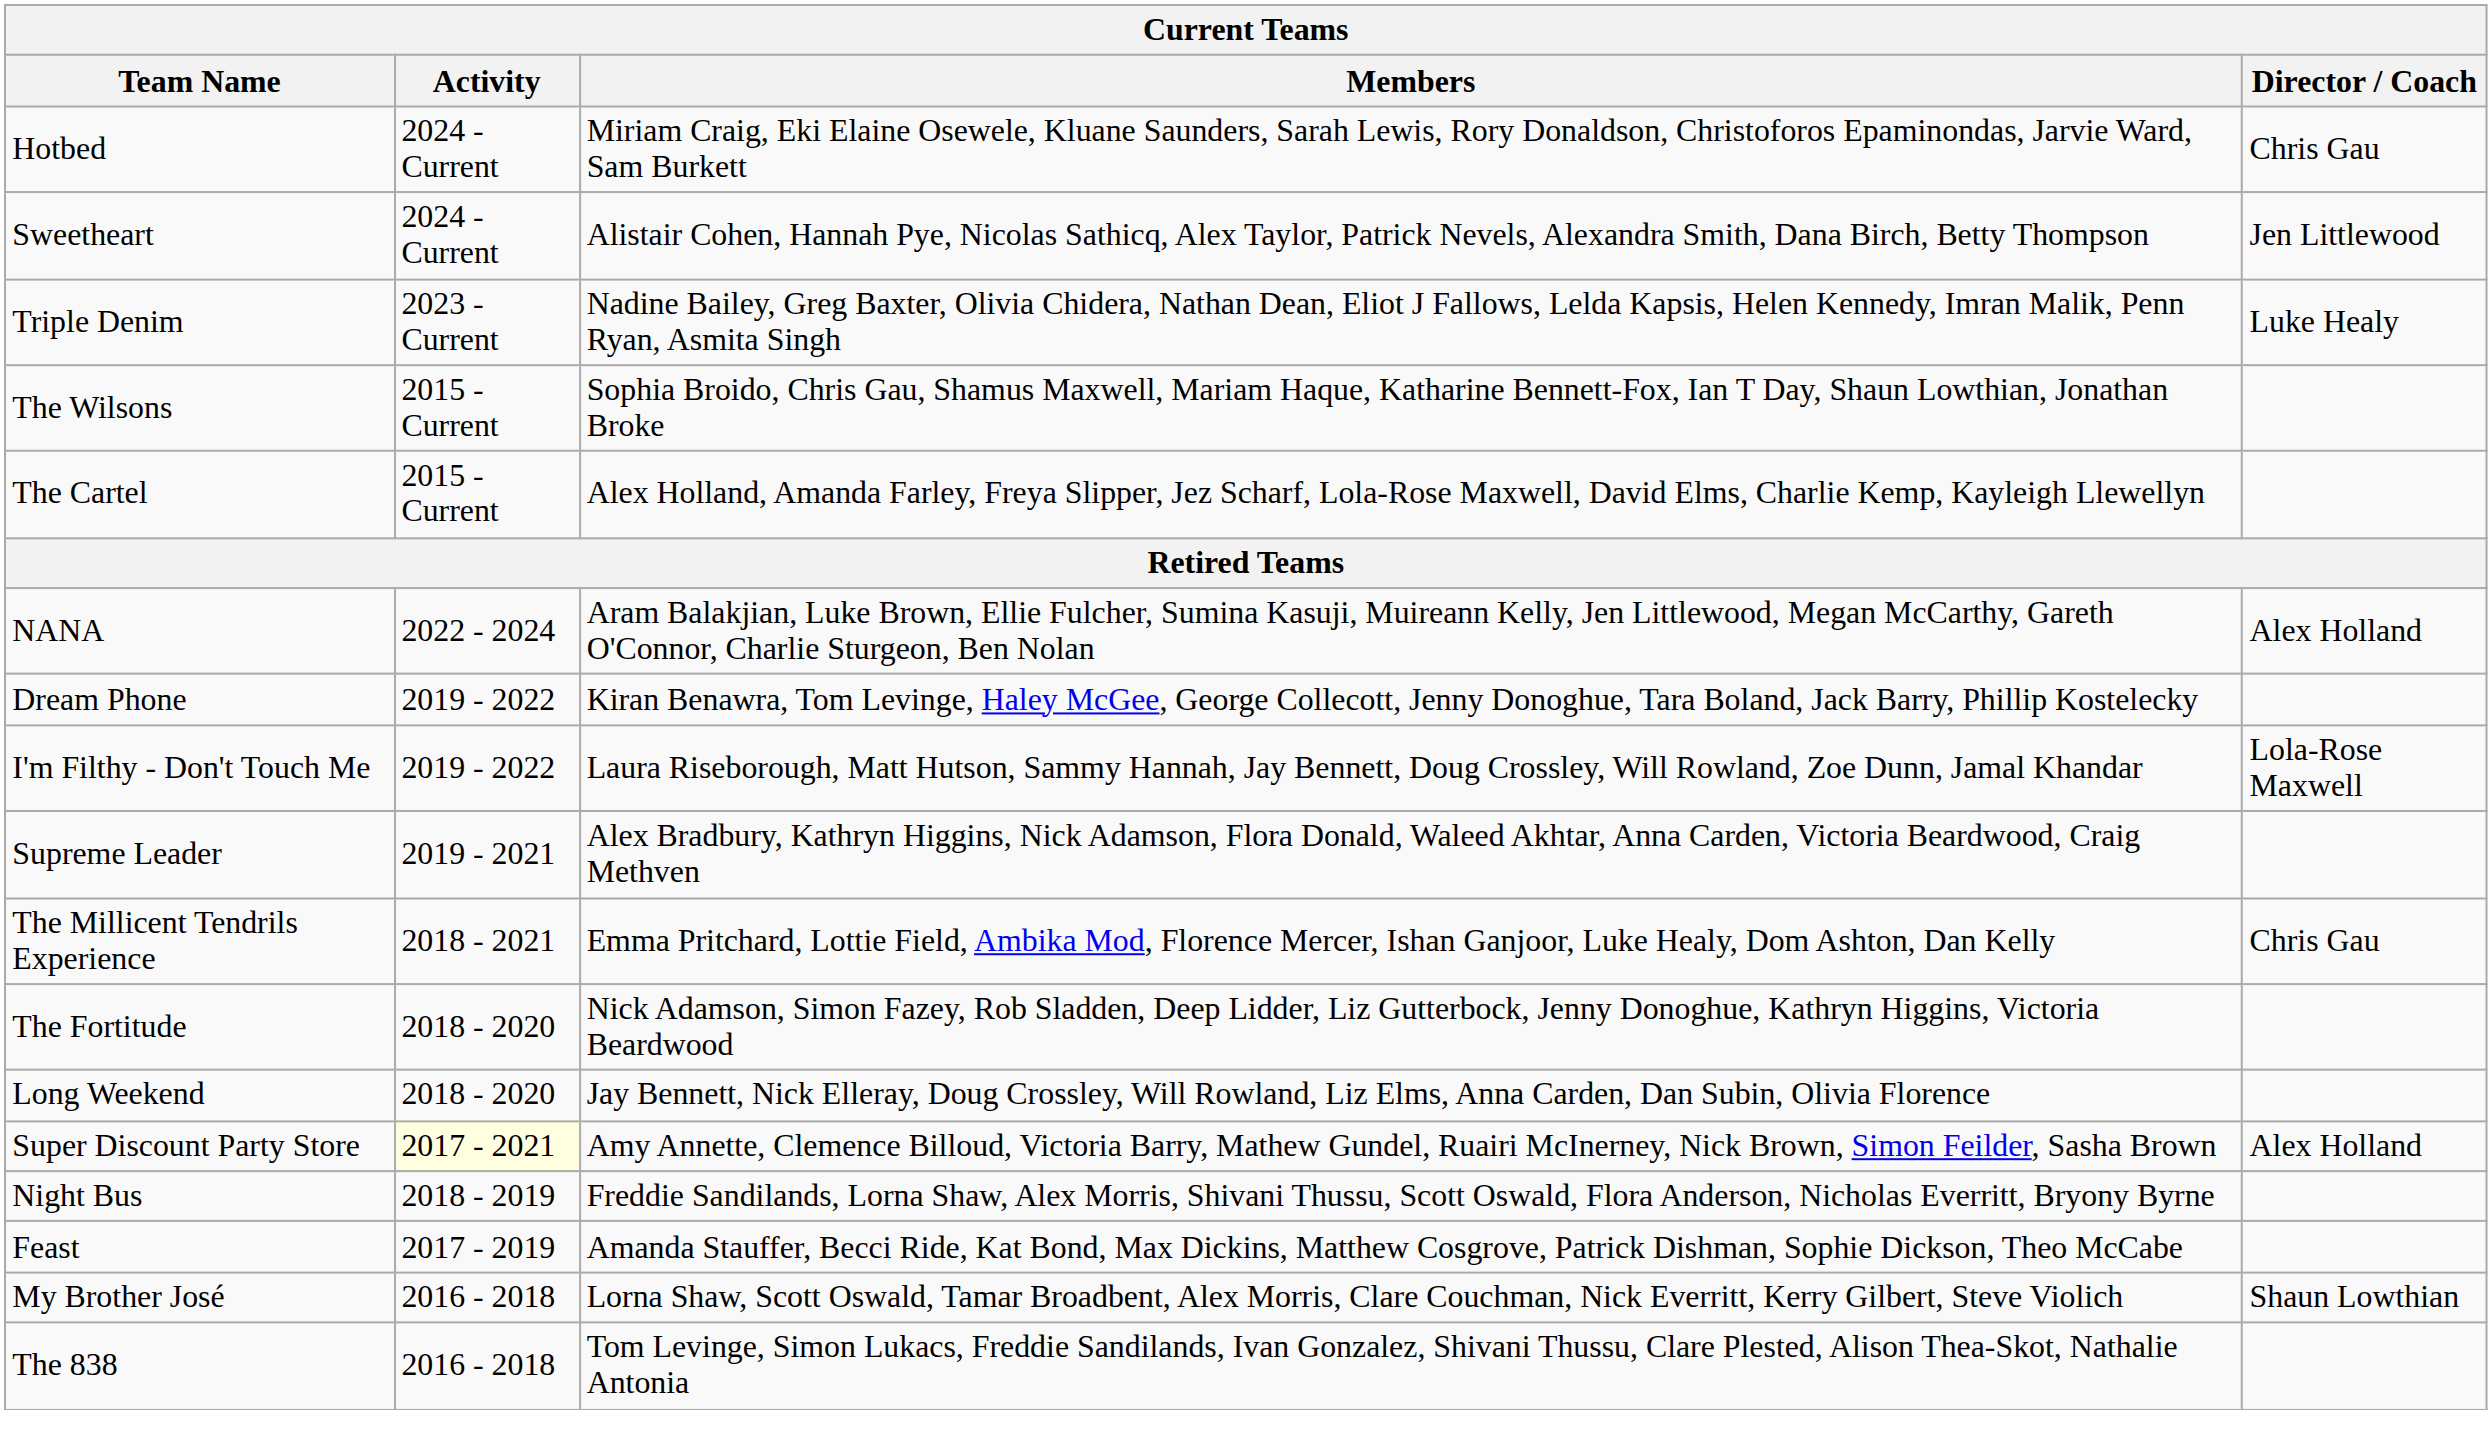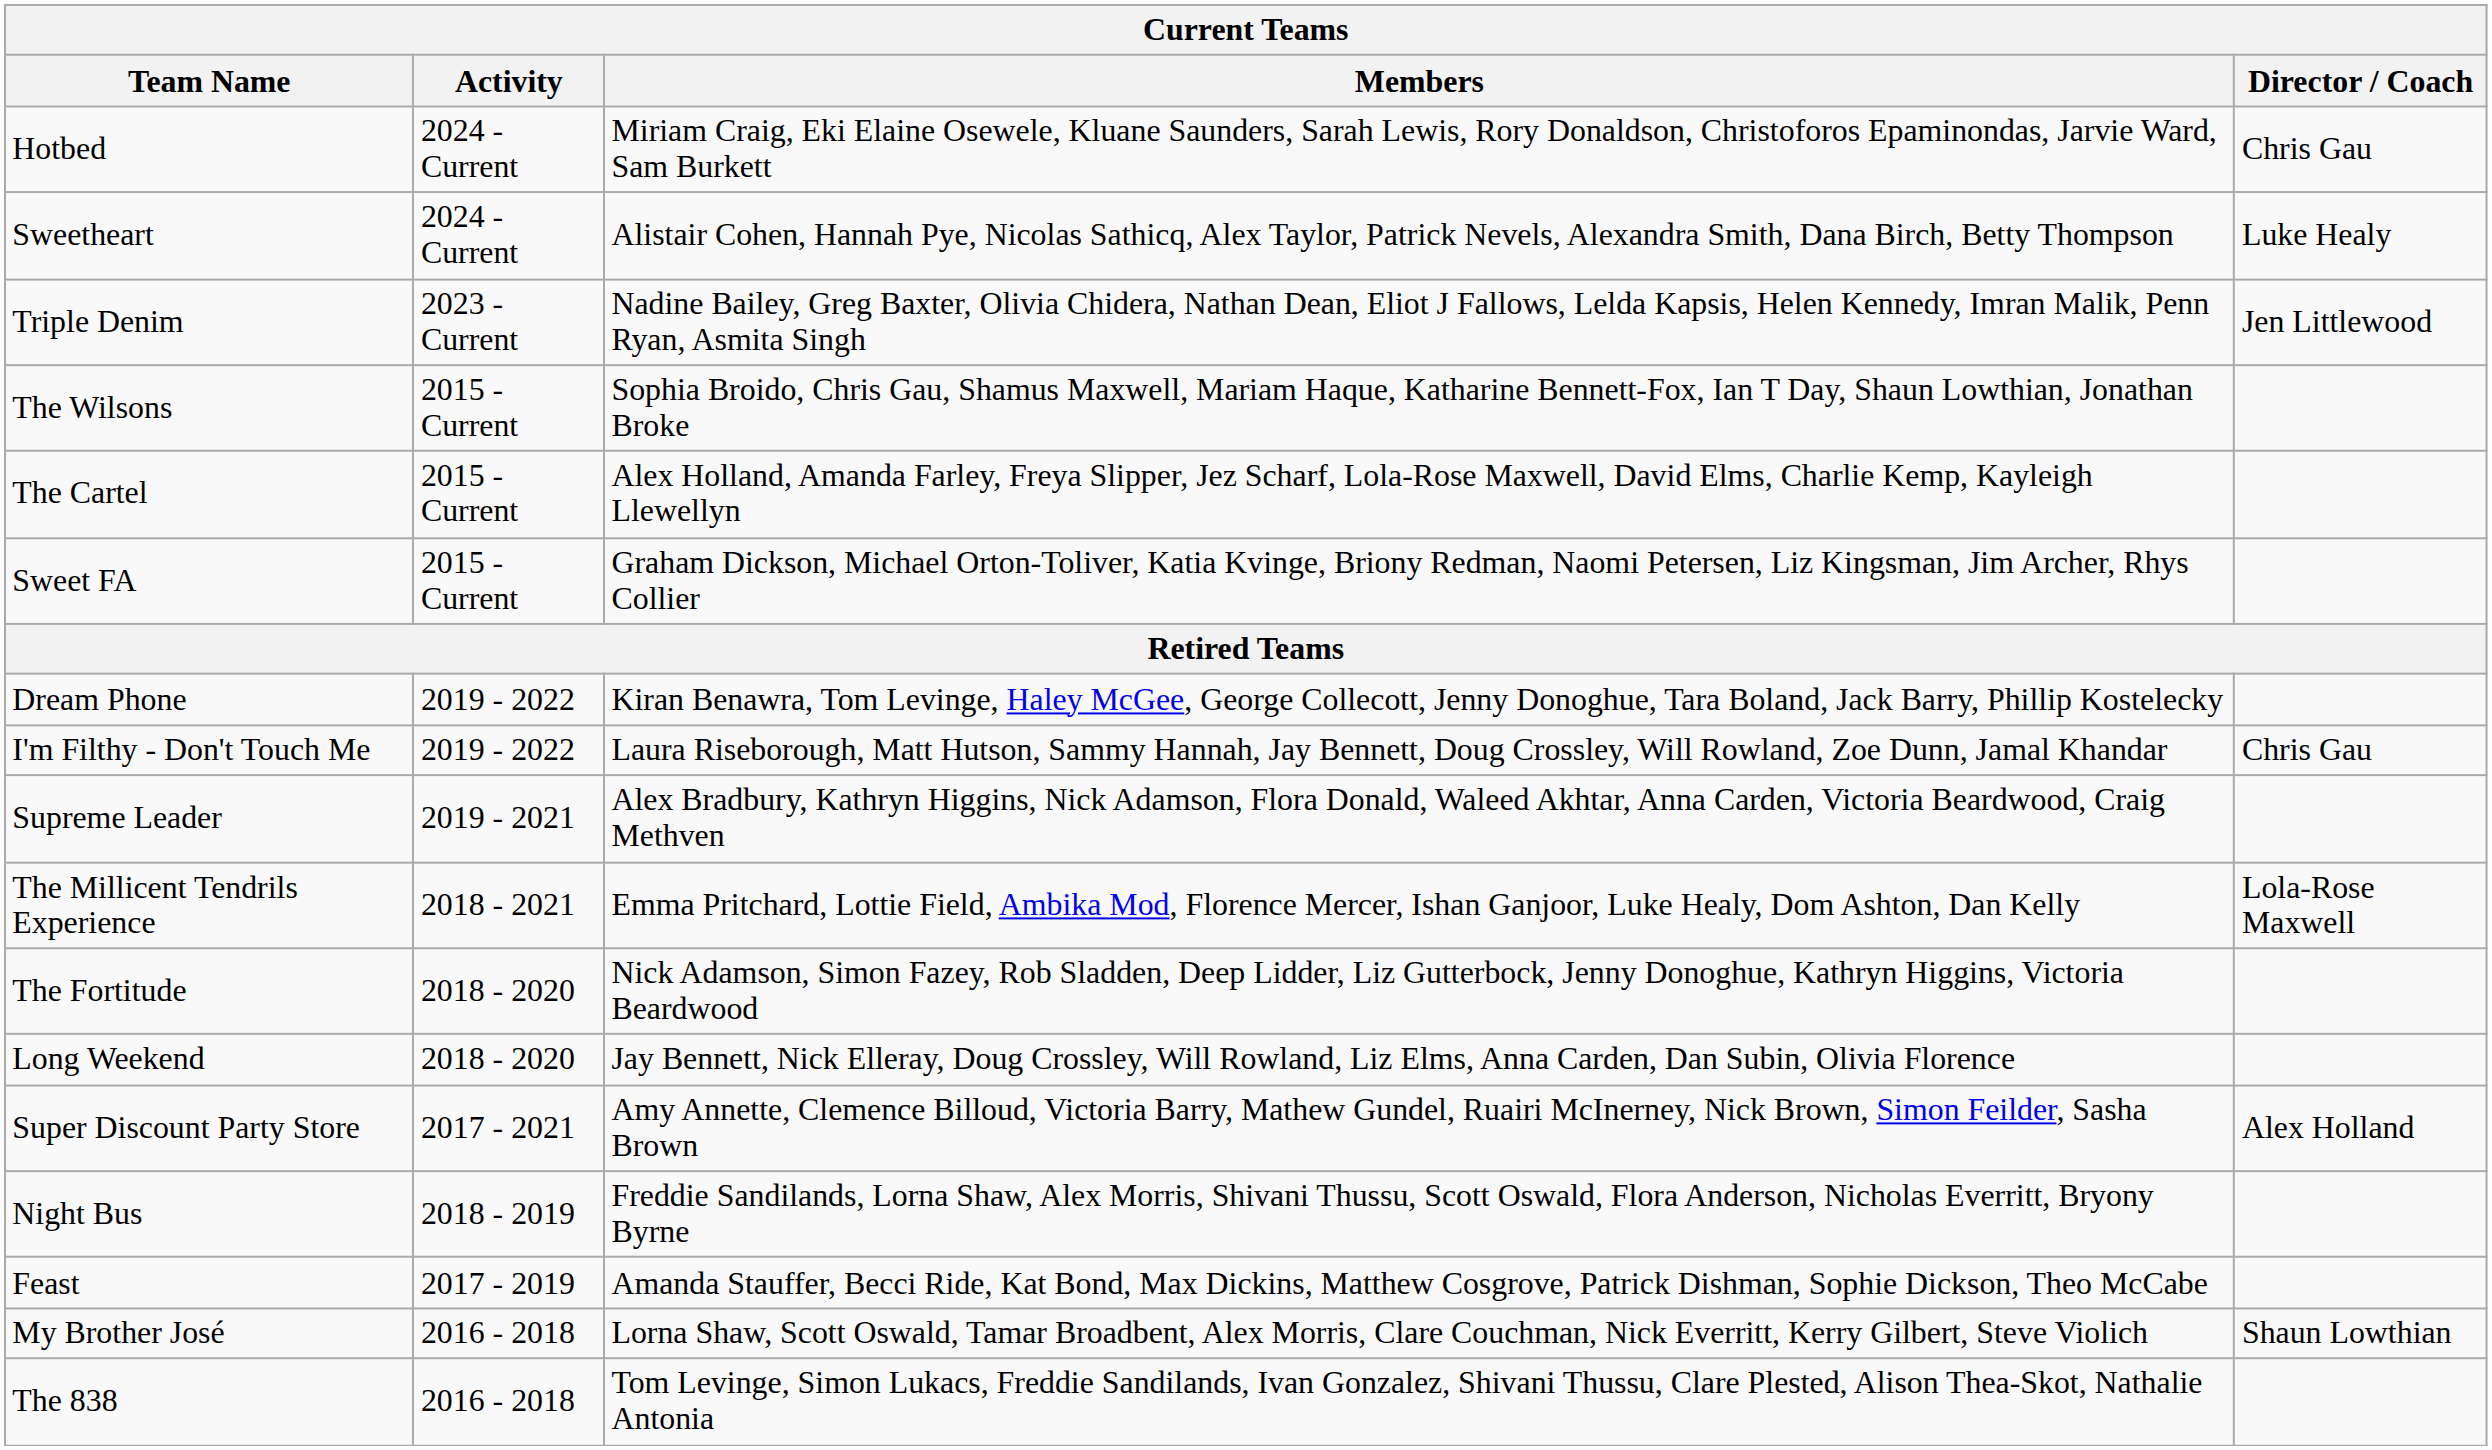(2345, 234) Jen Littlewood -> (2317, 234) Luke Healy
(2324, 321) Luke Healy -> (2337, 321) Jen Littlewood
+ row: (74, 580)
- row: (58, 630)
(2316, 767) Lola-Rose Maxwell -> (2307, 749) Chris Gau
(2315, 940) Chris Gau -> (2308, 904) Lola-Rose Maxwell
(478, 1145) lightyellow background -> (498, 1127) no background
